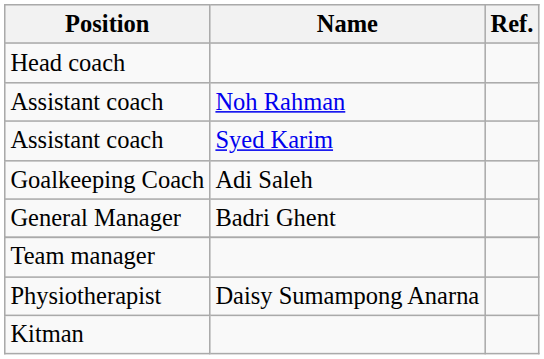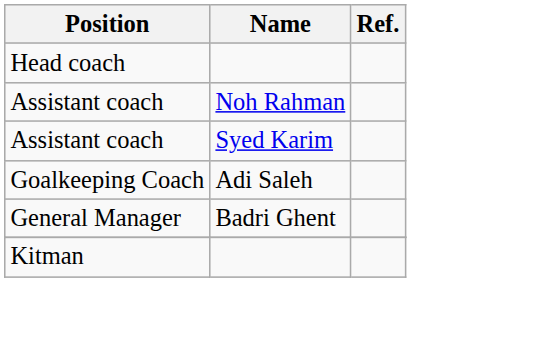- row: (83, 256)
- row: (86, 295)
